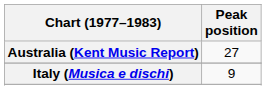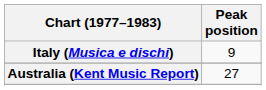rows swapped: (103, 52) <-> (103, 73)
